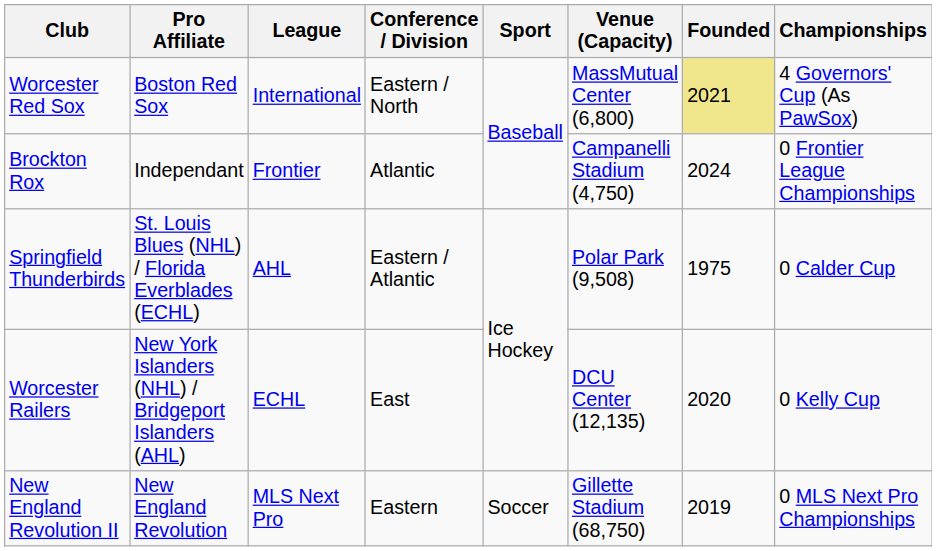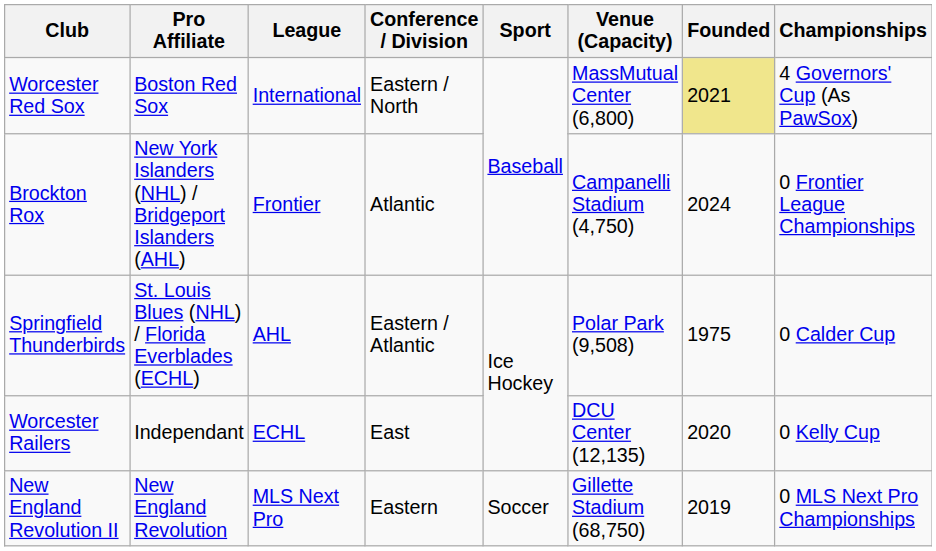(189, 171) Independant -> (180, 204) New York Islanders (NHL) / Bridgeport Islanders (AHL)
(180, 399) New York Islanders (NHL) / Bridgeport Islanders (AHL) -> (189, 432) Independant
